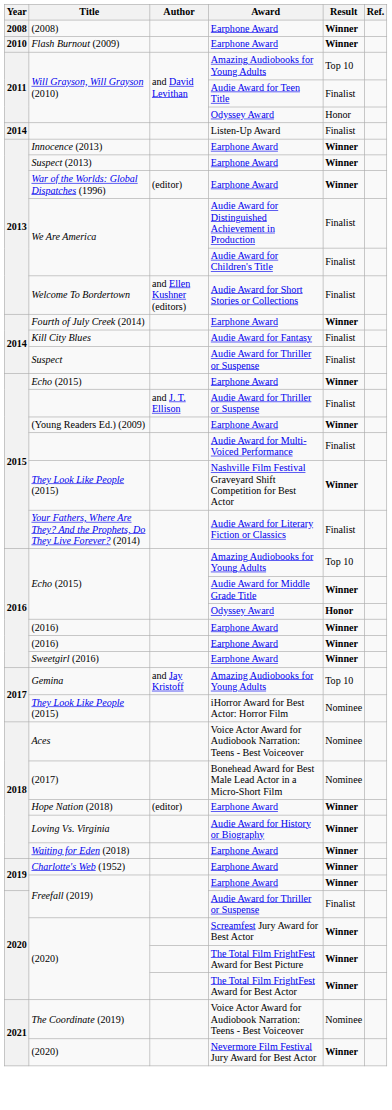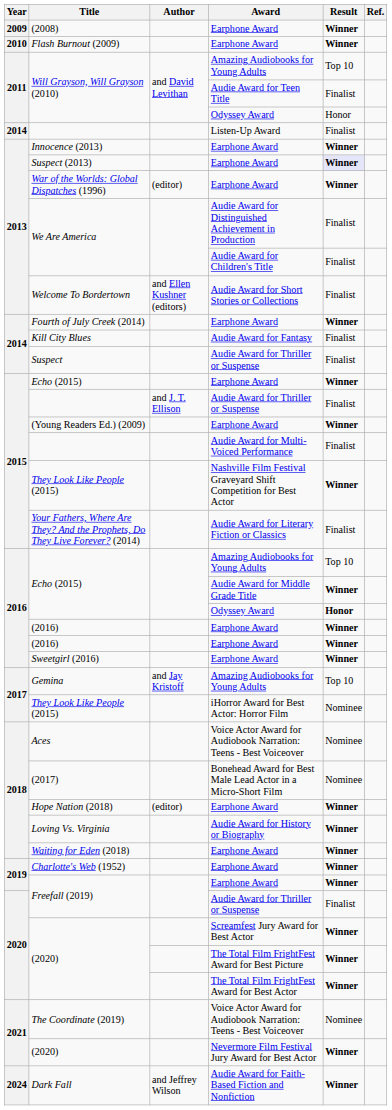(17, 28) 2008 -> (17, 28) 2009
(342, 163) no background -> (342, 163) lavender background
+ row: (51, 1085)
